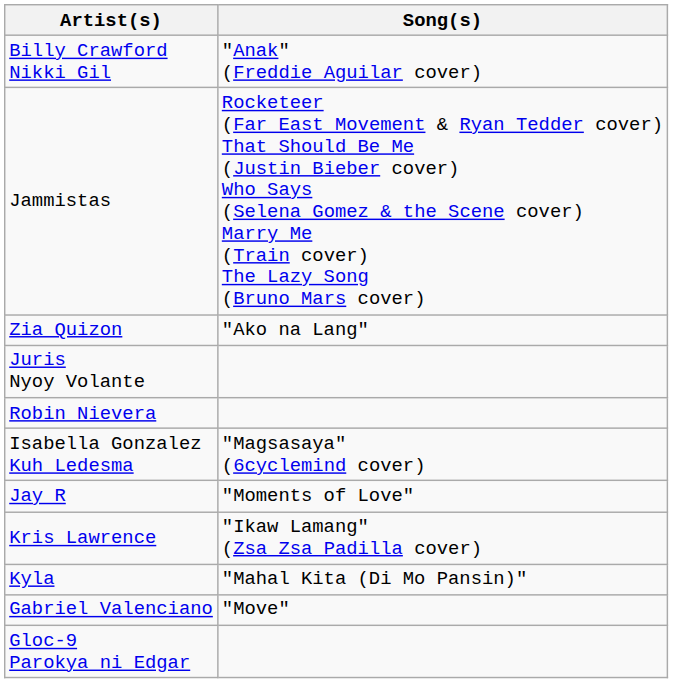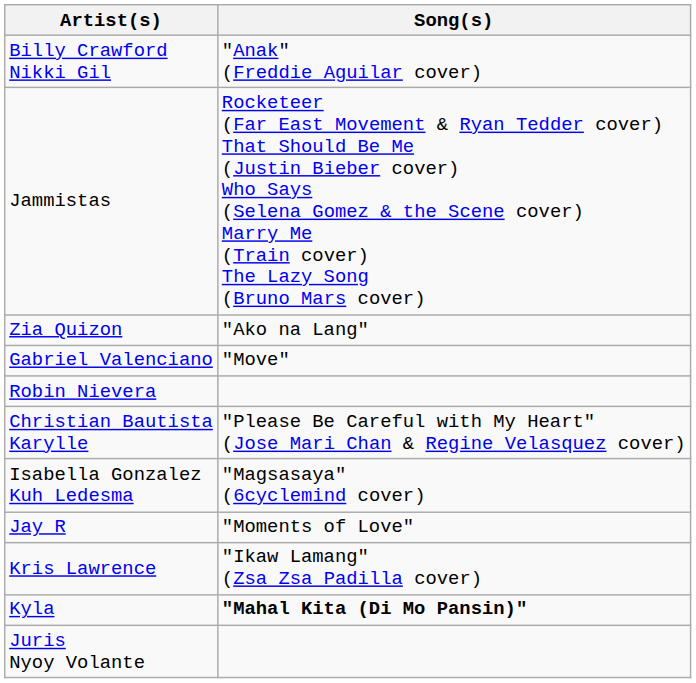rows swapped: (111, 610) <-> (77, 371)
+ row: (111, 433)
(375, 579) normal -> (375, 610) bold
- row: (100, 652)
